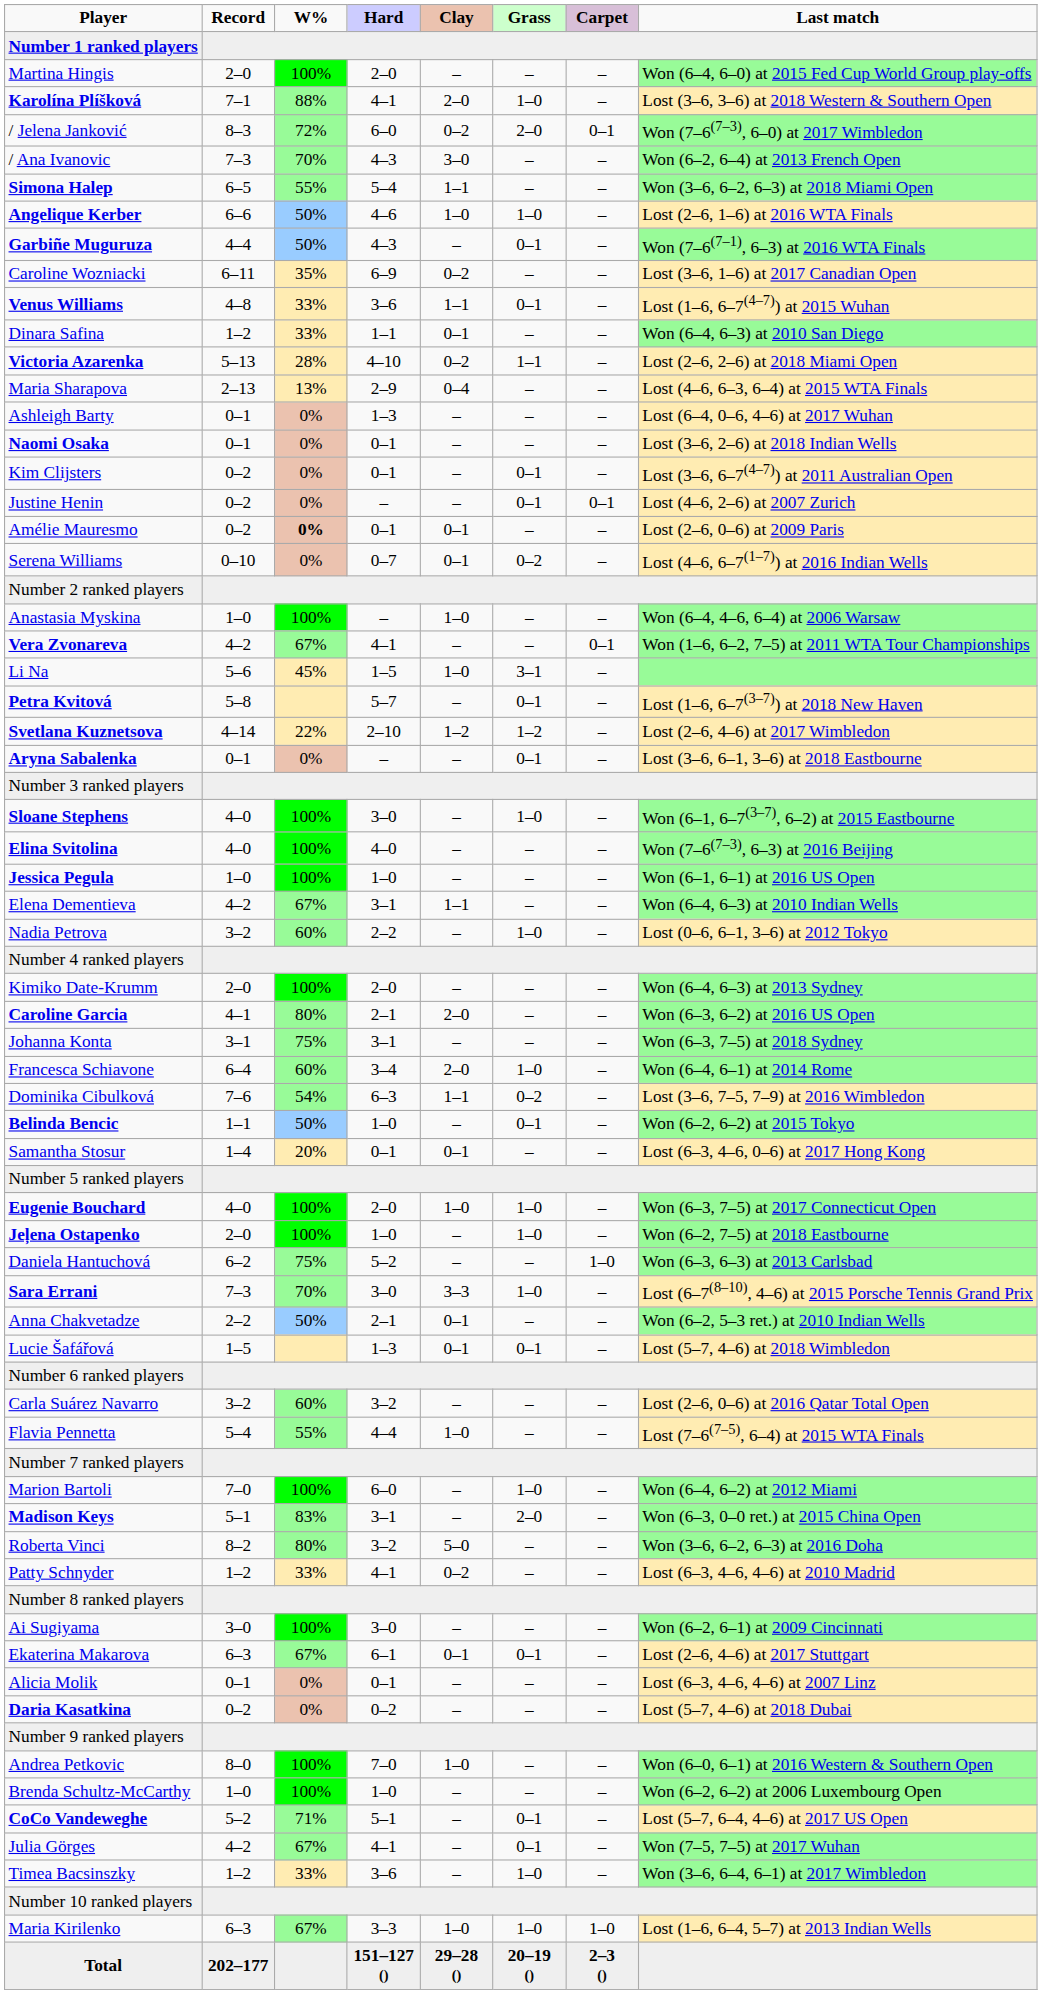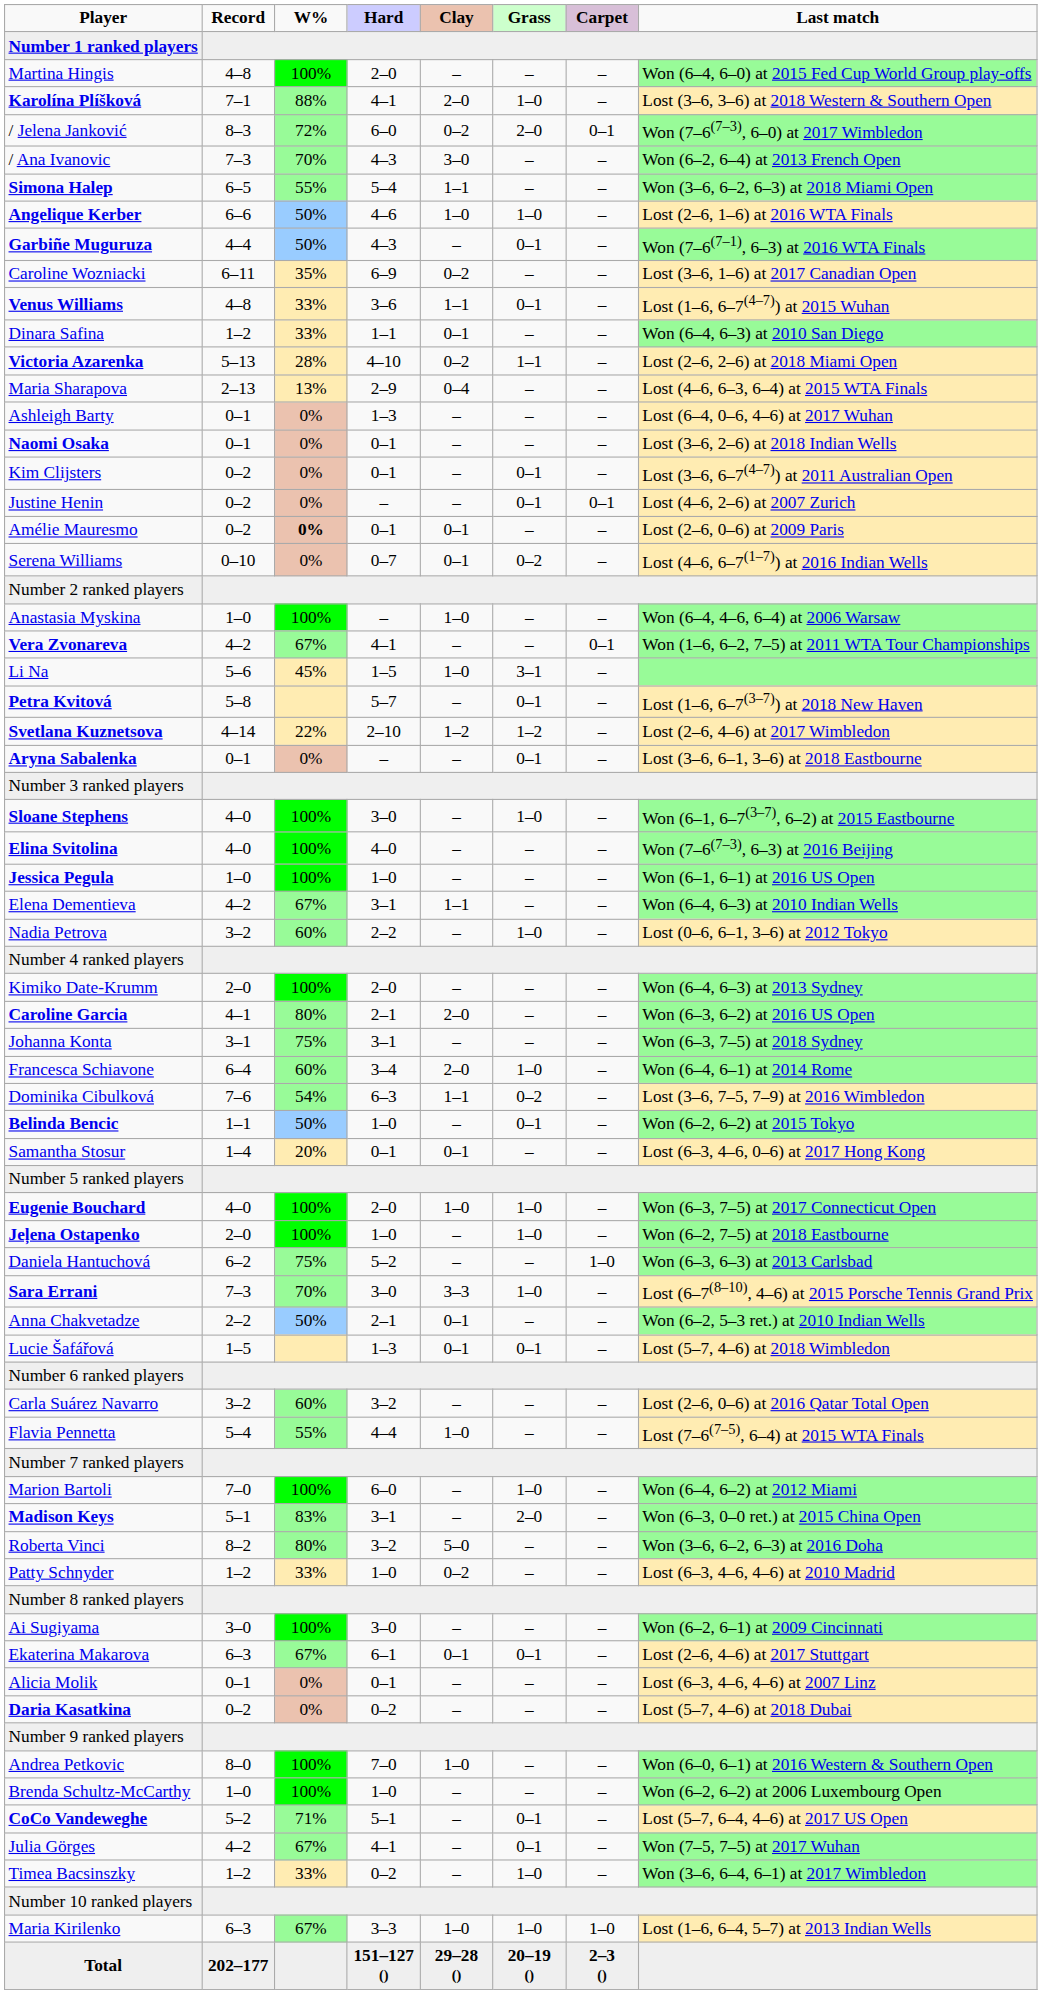(238, 73) 2–0 -> (238, 73) 4–8
(384, 1572) 4–1 -> (384, 1572) 1–0
(384, 1873) 3–6 -> (384, 1873) 0–2
